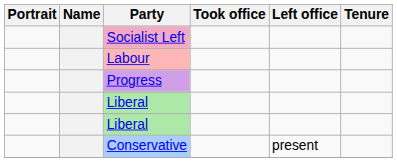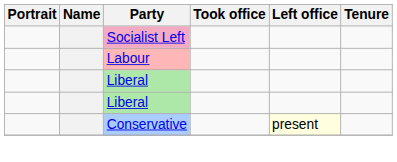- row: (32, 81)
(295, 146) no background -> (295, 124) lightyellow background
